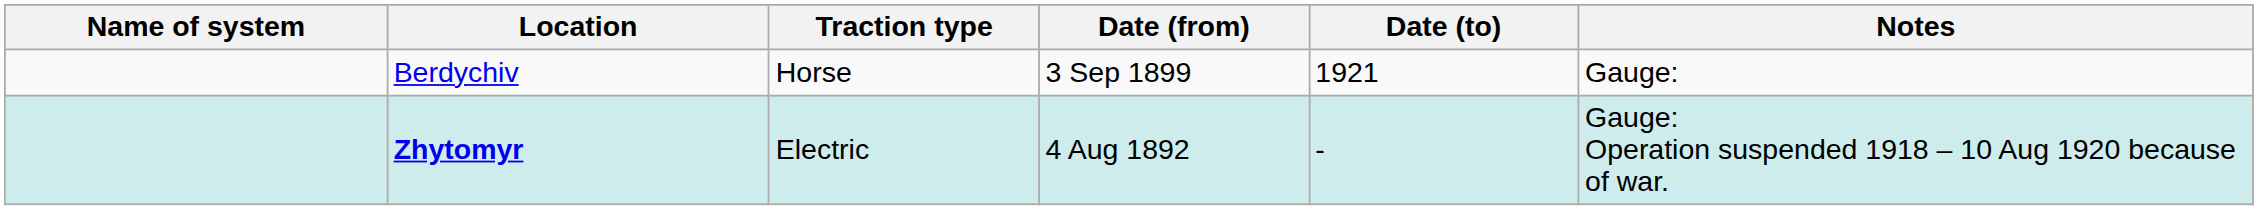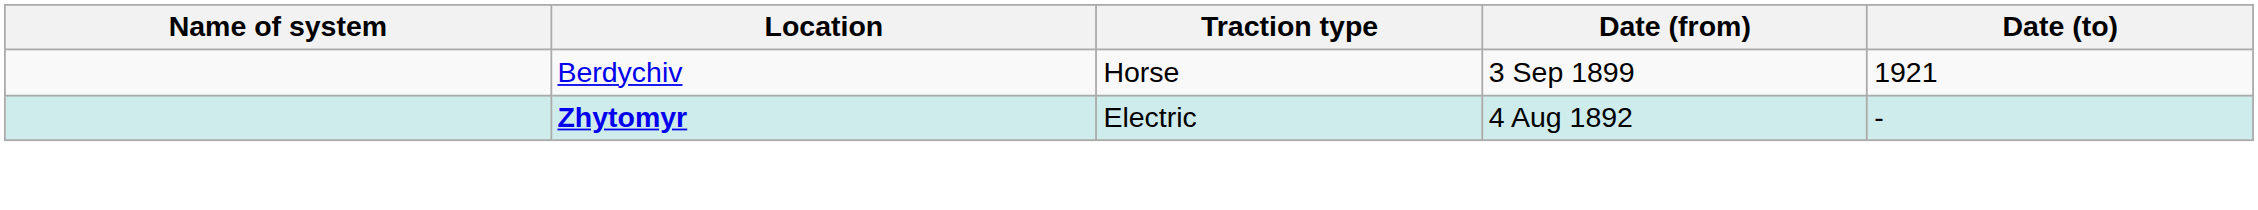- column: (1916, 27)
